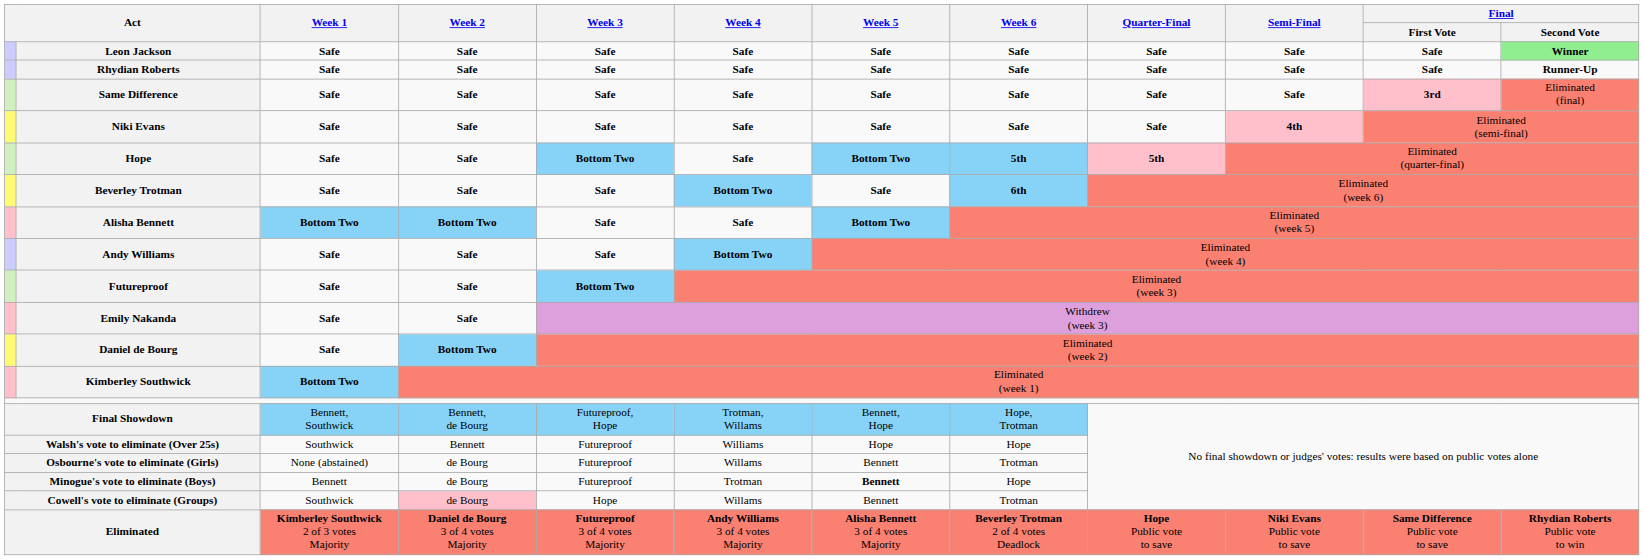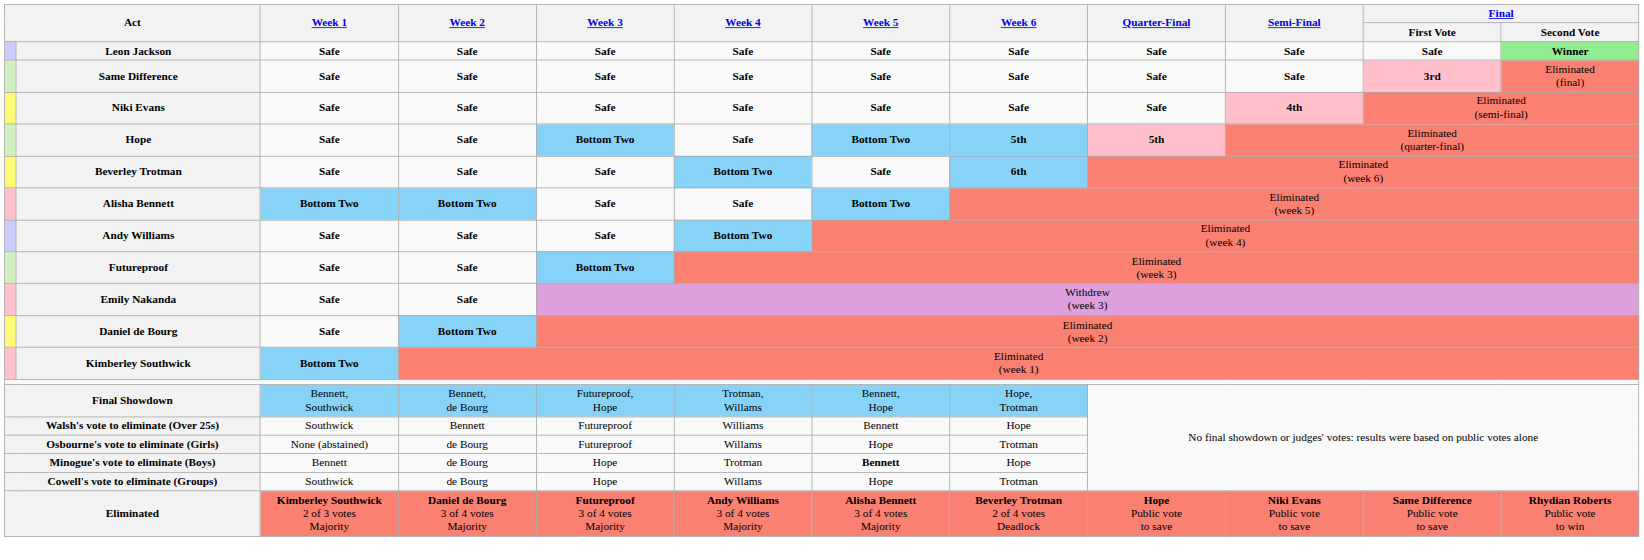- row: (138, 69)
(881, 444) Hope -> (881, 425) Bennett
(881, 462) Bennett -> (881, 444) Hope
(605, 481) Futureproof -> (605, 462) Hope
(467, 500) pink background -> (467, 481) no background
(881, 500) Bennett -> (881, 481) Hope
